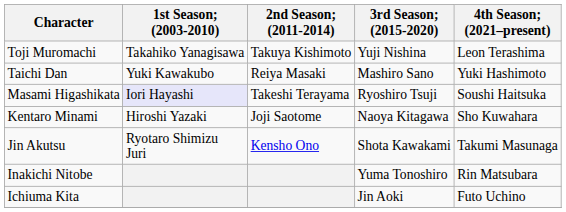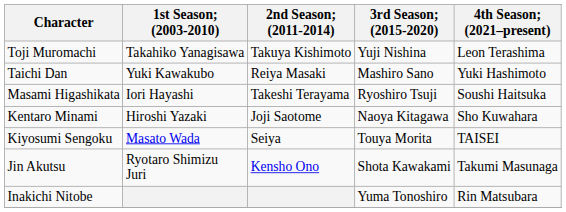(160, 95) lavender background -> (160, 95) no background
+ row: (60, 138)
- row: (43, 196)
